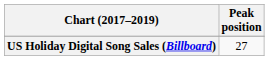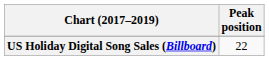(242, 45) 27 -> (242, 45) 22
